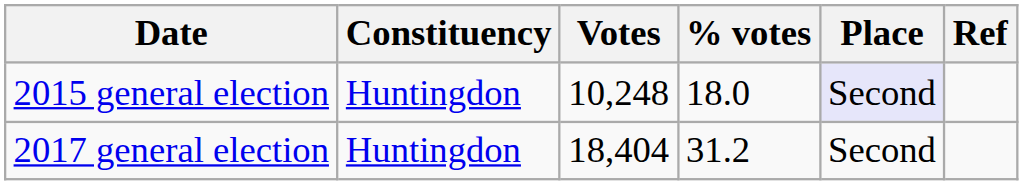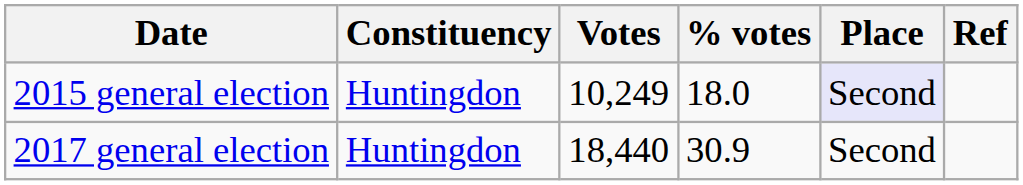(619, 91) 10,248 -> (619, 91) 10,249
(619, 149) 18,404 -> (619, 149) 18,440
(718, 149) 31.2 -> (718, 149) 30.9
